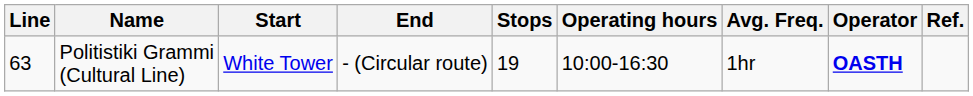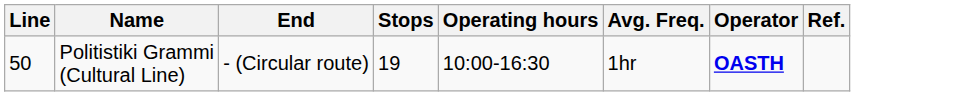- column: (278, 20)
(20, 63) 63 -> (20, 63) 50
